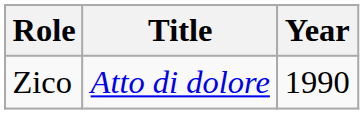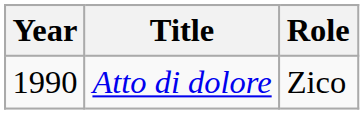columns swapped: (317, 30) <-> (44, 30)
